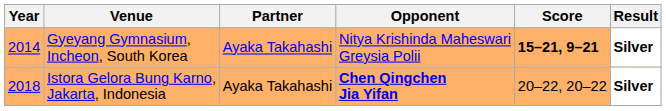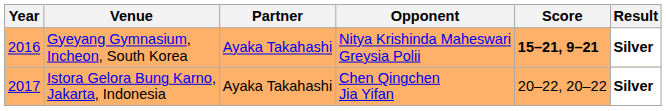(24, 47) 2014 -> (24, 47) 2016
(24, 87) 2018 -> (24, 87) 2017
(393, 87) bold -> (389, 87) normal
